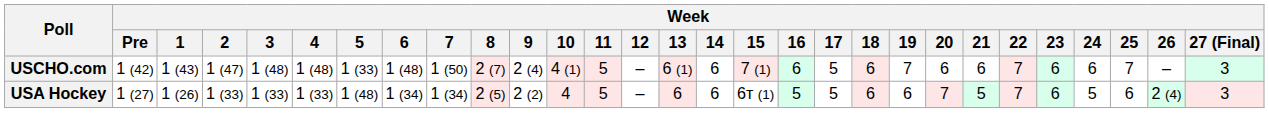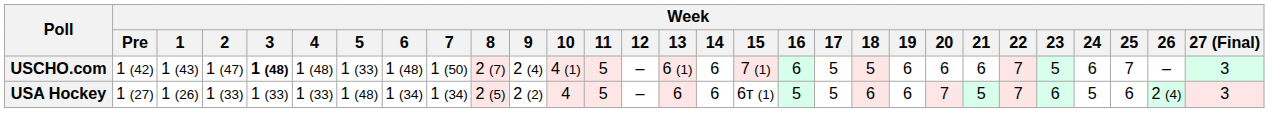(270, 68) normal -> (270, 68) bold
(870, 68) 6 -> (870, 68) 5
(907, 68) 7 -> (907, 68) 6
(1055, 68) 6 -> (1055, 68) 5
